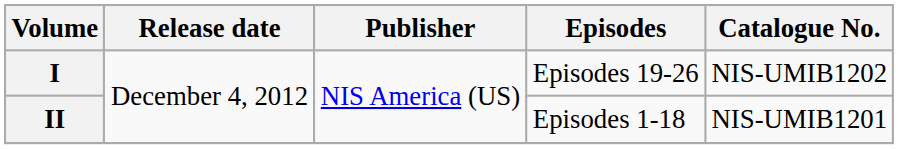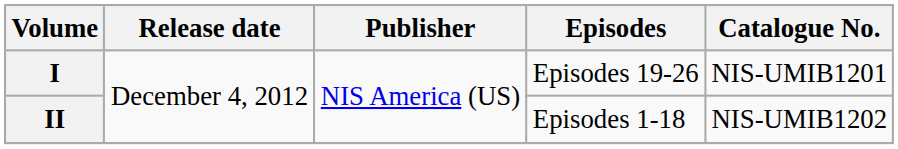(799, 73) NIS-UMIB1202 -> (799, 73) NIS-UMIB1201
(799, 118) NIS-UMIB1201 -> (799, 118) NIS-UMIB1202
